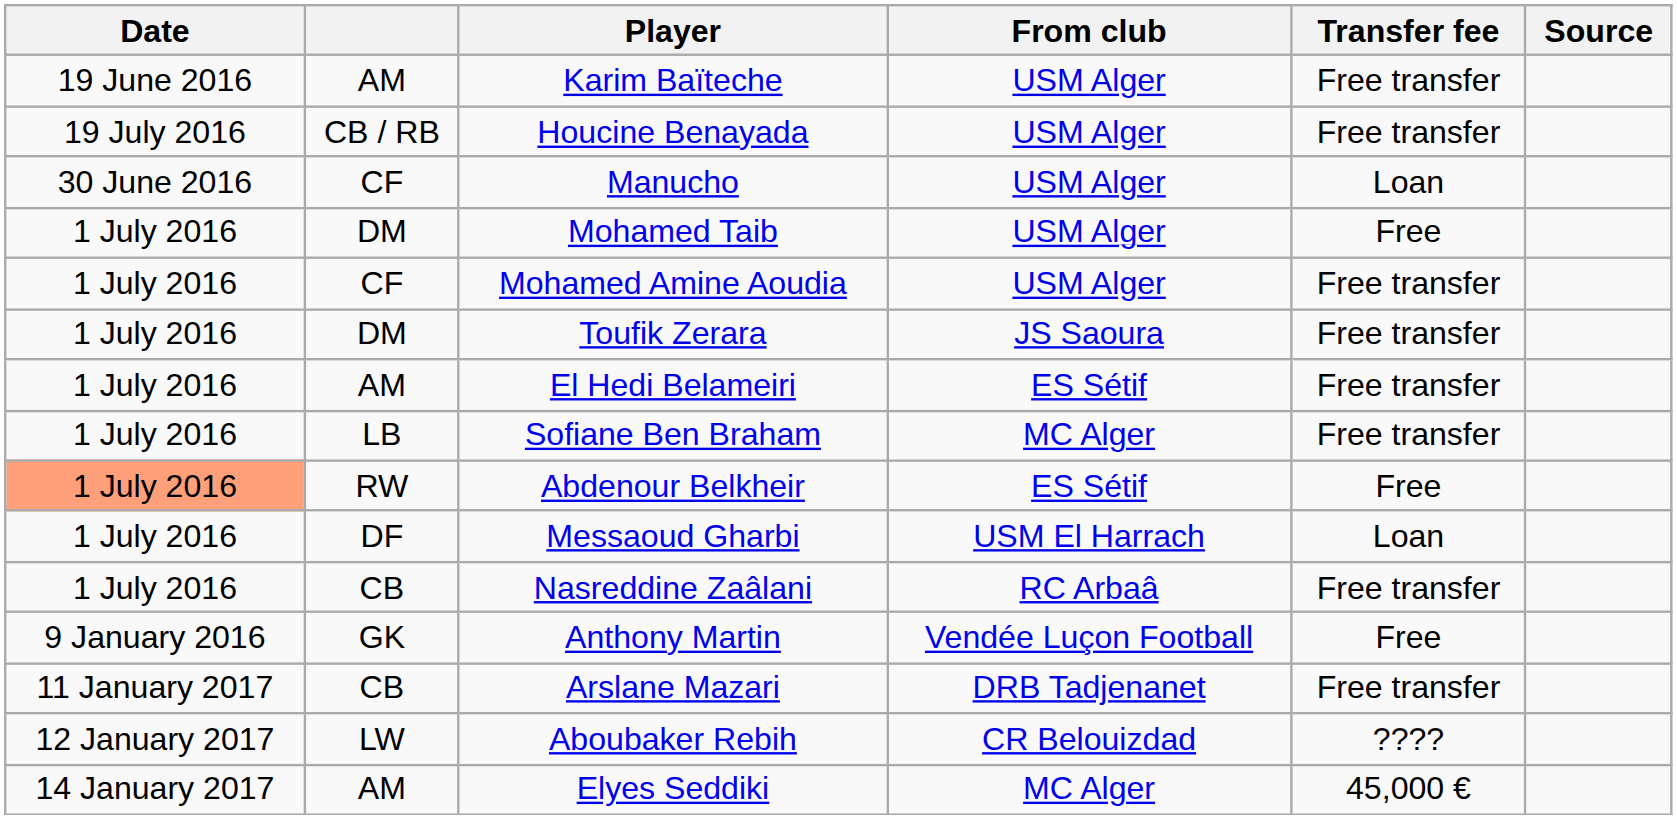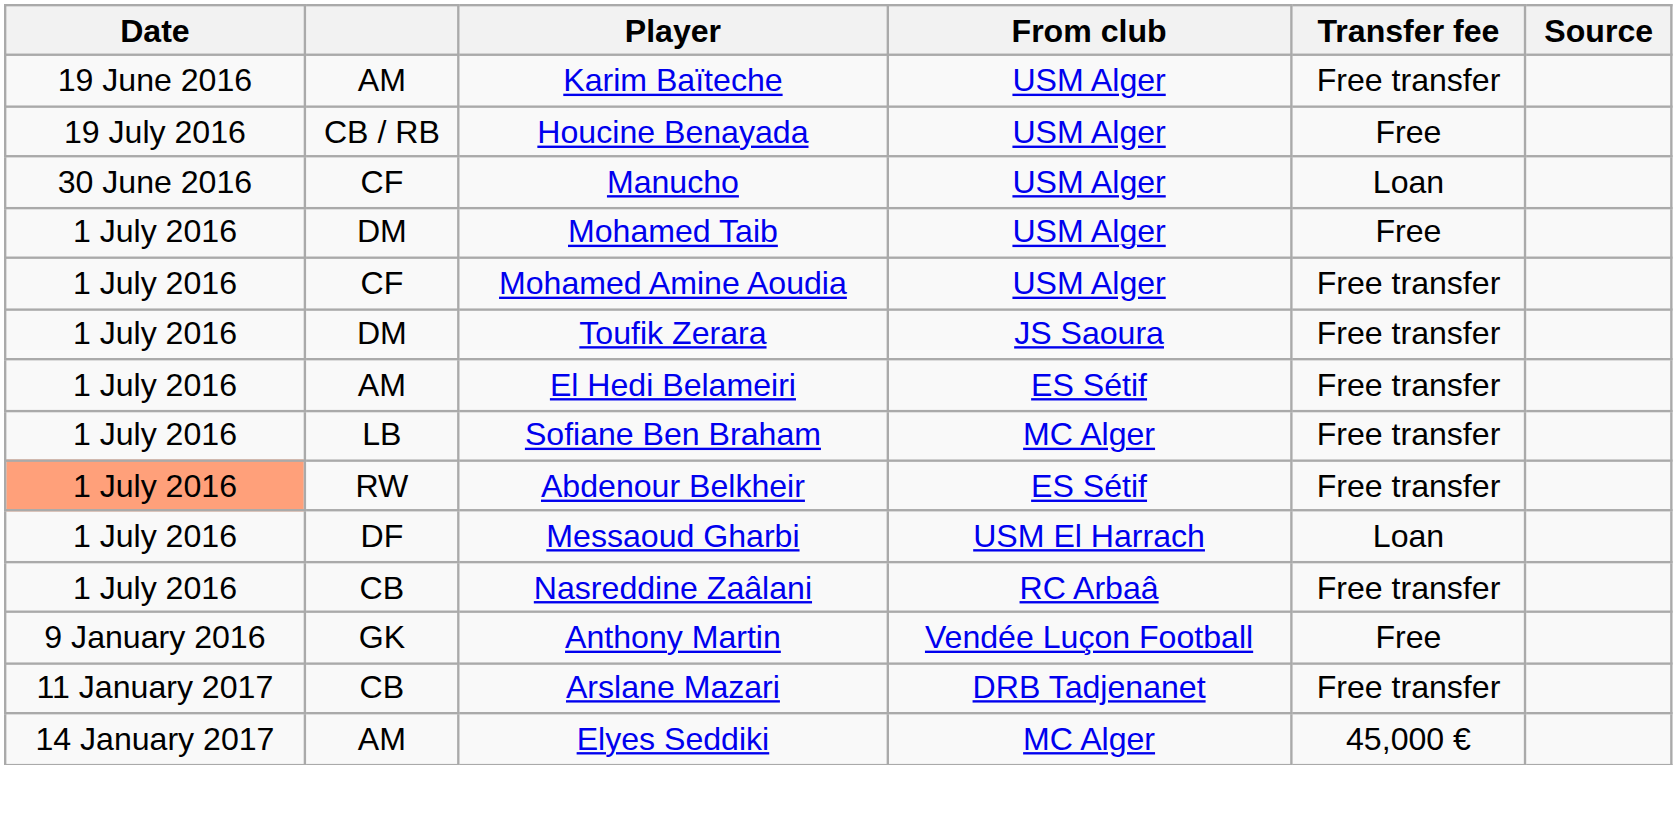(1408, 131) Free transfer -> (1408, 131) Free
(1408, 485) Free -> (1408, 485) Free transfer
- row: (673, 738)
